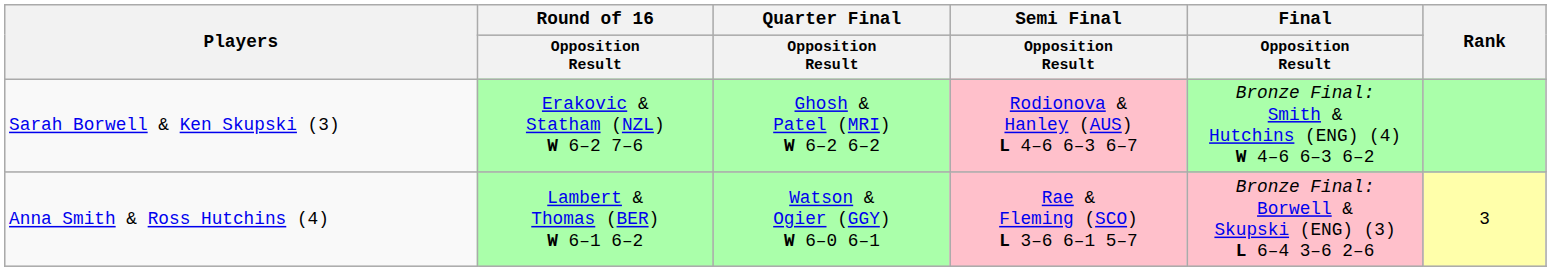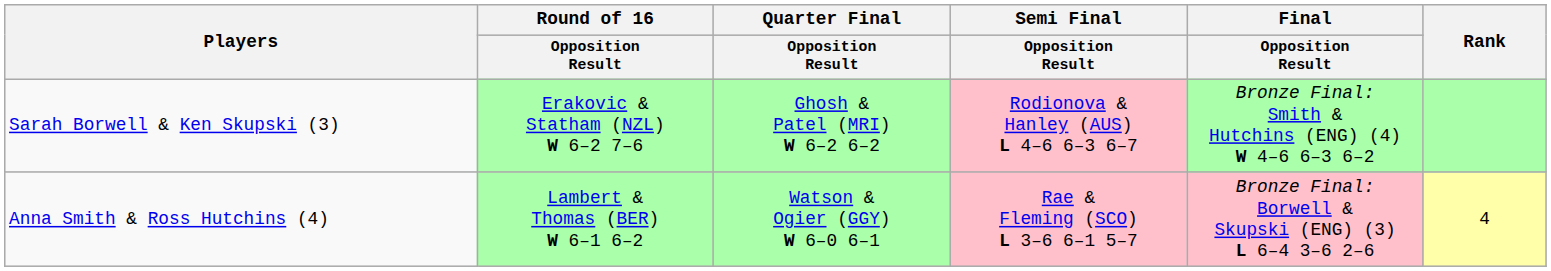(1485, 219) 3 -> (1485, 219) 4
